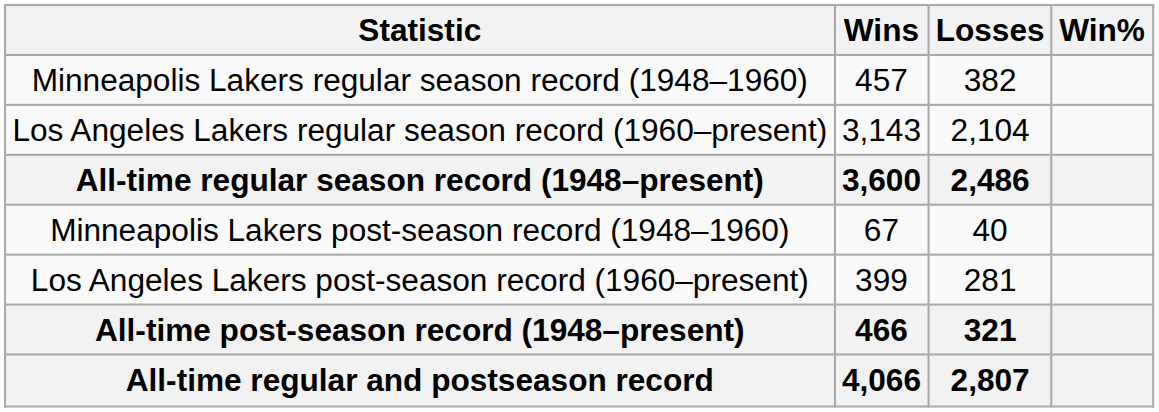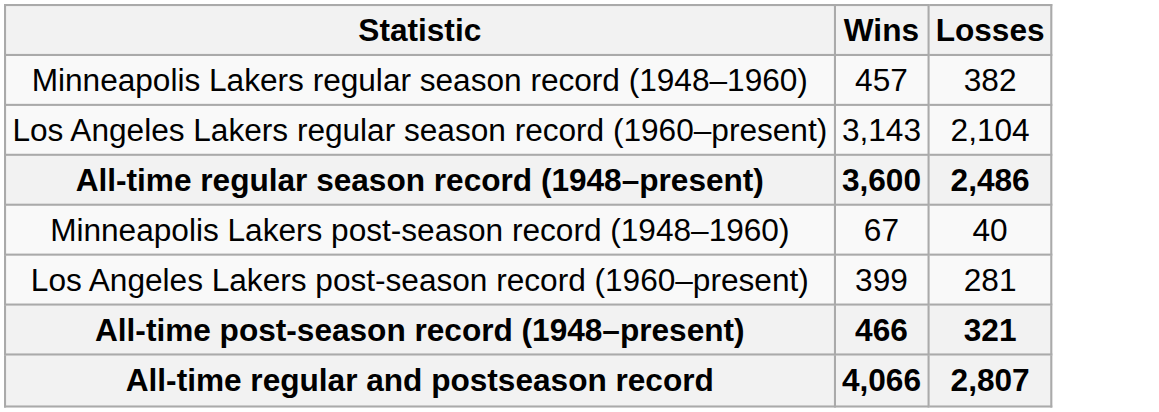- column: (1102, 30)
